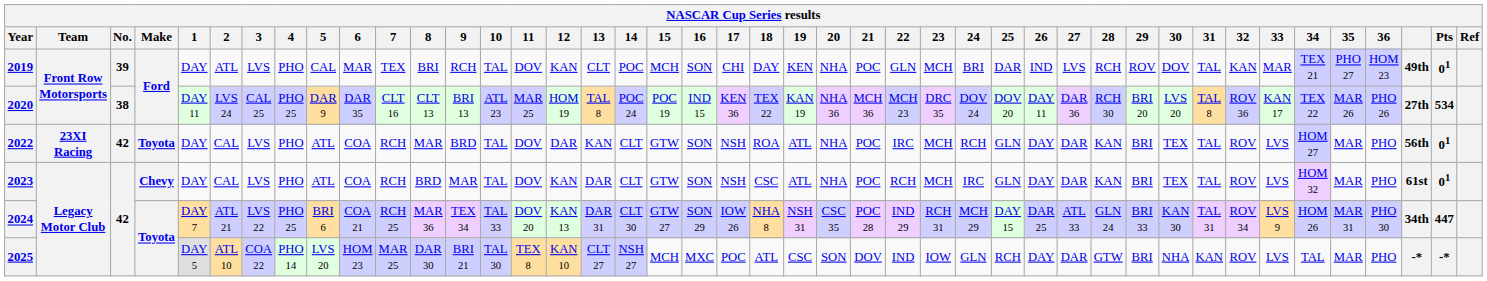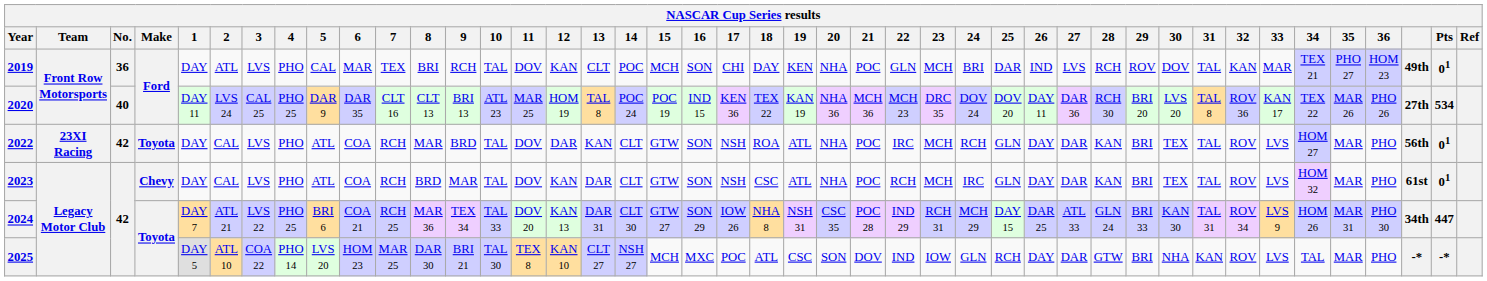(122, 67) 39 -> (122, 67) 36
(122, 105) 38 -> (122, 105) 40
